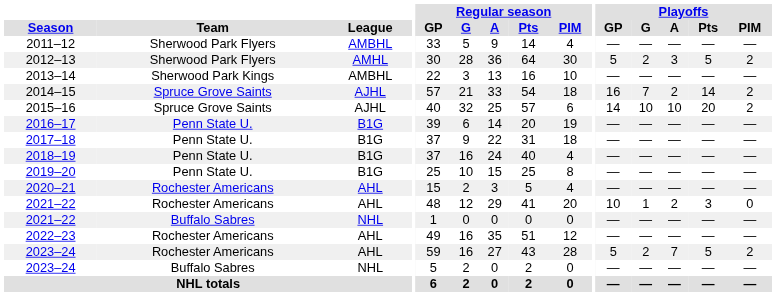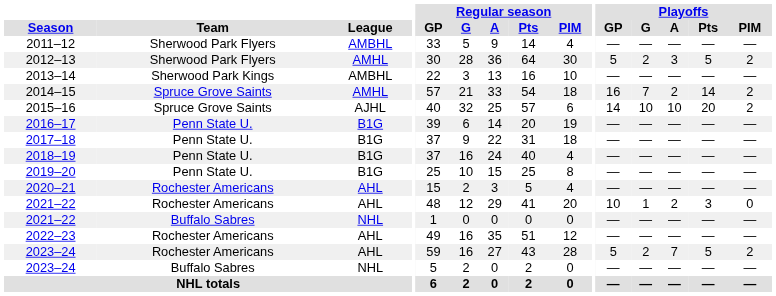(370, 92) AJHL -> (370, 92) AMHL
